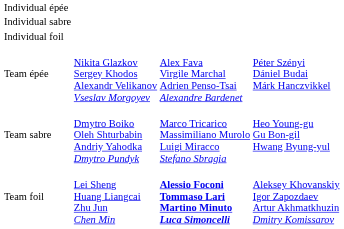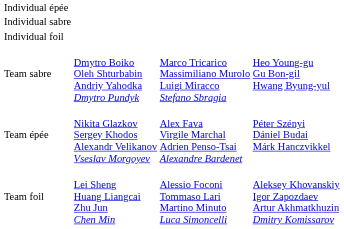rows swapped: (26, 74) <-> (28, 135)
(196, 202) bold -> (193, 202) normal
